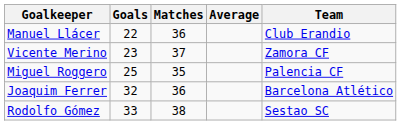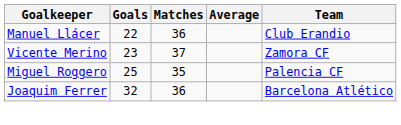- row: (54, 110)
